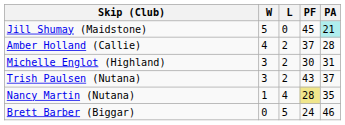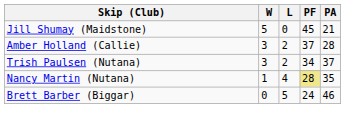(329, 29) paleturquoise background -> (329, 29) no background
(264, 46) 4 -> (264, 46) 3
- row: (86, 62)
(308, 79) 43 -> (308, 62) 34
